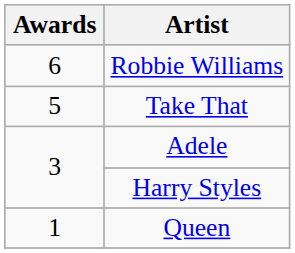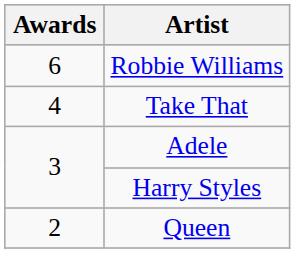(55, 106) 5 -> (55, 106) 4
(55, 227) 1 -> (55, 227) 2
